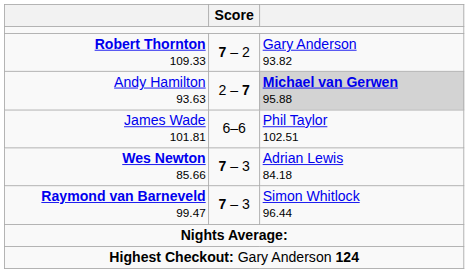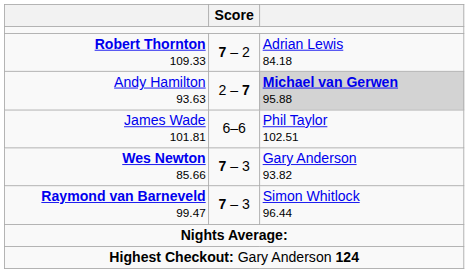(310, 52) Gary Anderson 93.82 -> (303, 52) Adrian Lewis 84.18
(303, 166) Adrian Lewis 84.18 -> (310, 166) Gary Anderson 93.82
